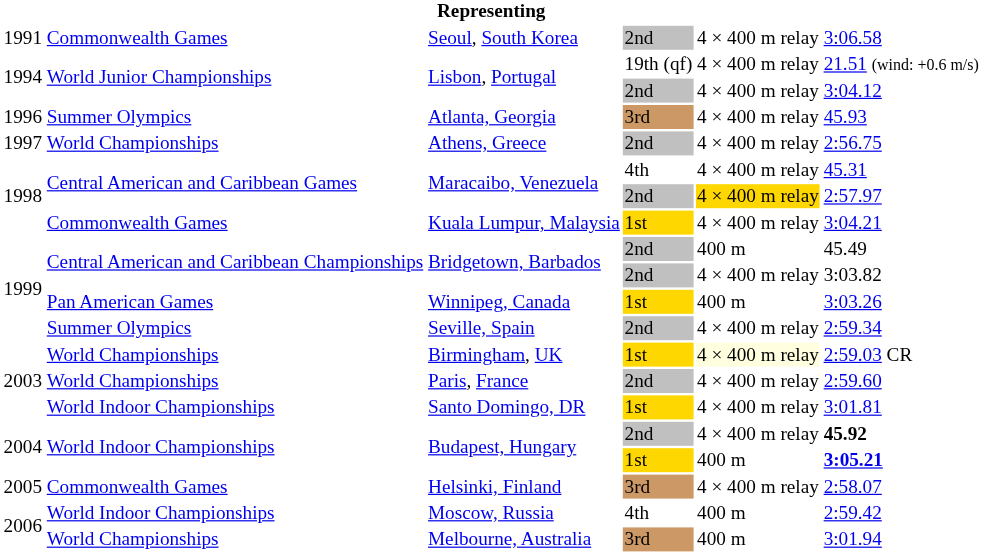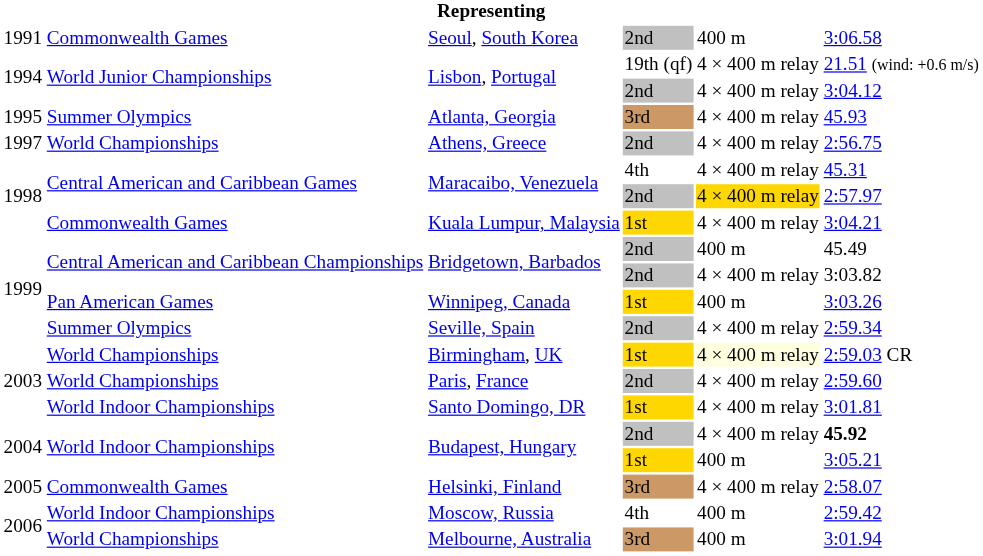(758, 37) 4 × 400 m relay -> (721, 37) 400 m
(23, 116) 1996 -> (23, 116) 1995
(853, 460) bold -> (853, 460) normal
